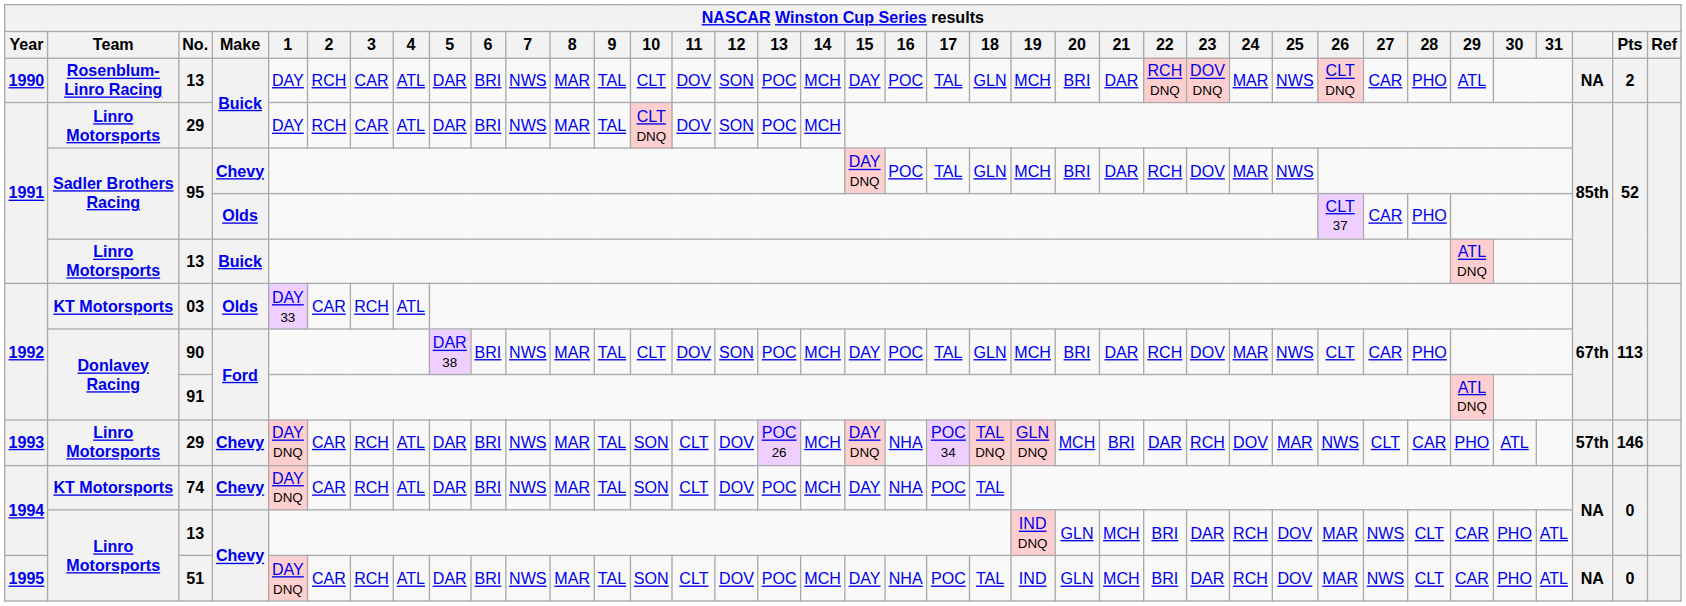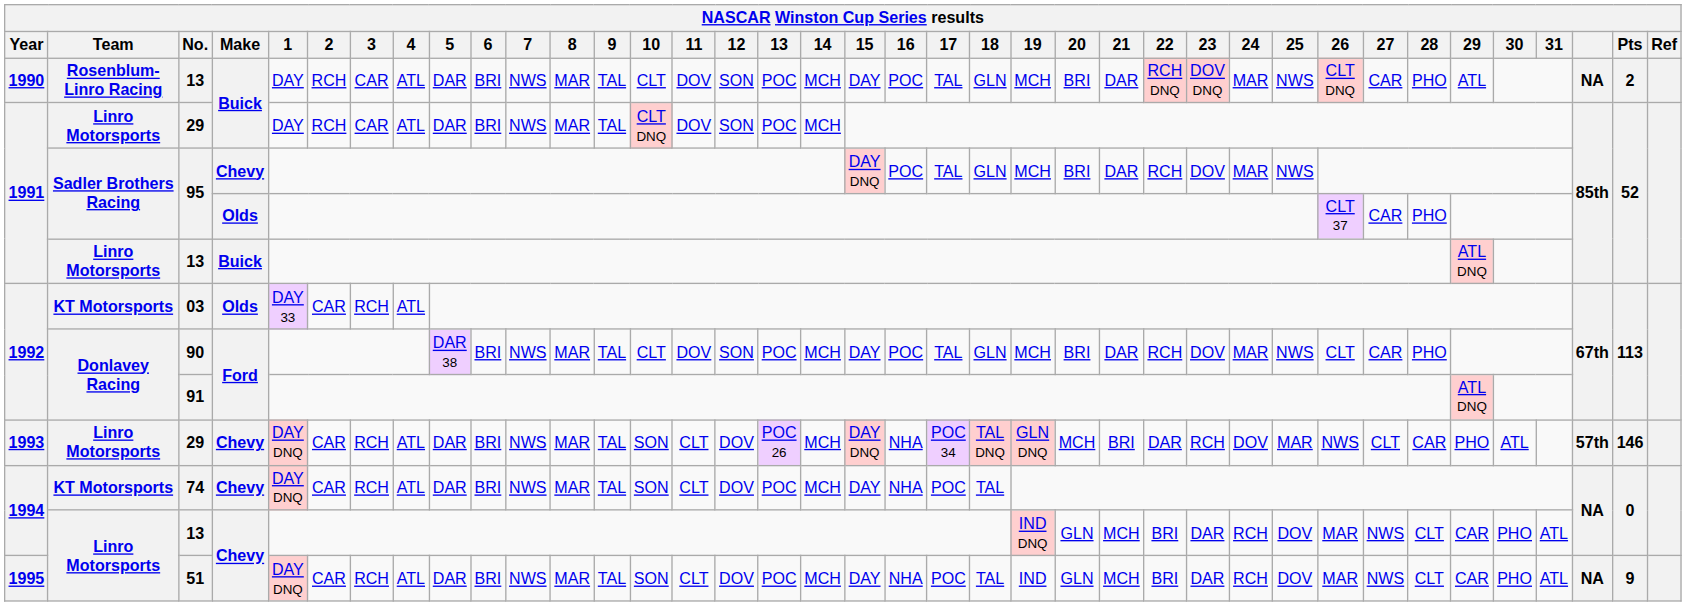(1630, 578) 0 -> (1630, 578) 9
